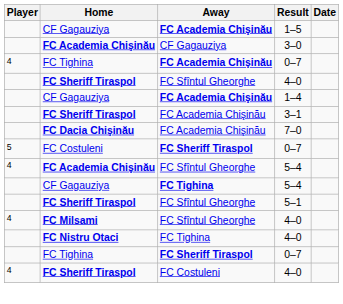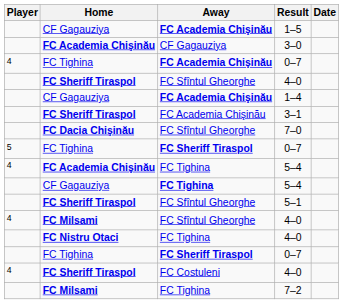(213, 131) FC Academia Chişinău -> (208, 131) FC Sfîntul Gheorghe
(73, 148) FC Costuleni -> (68, 148) FC Tighina
(208, 168) FC Sfîntul Gheorghe -> (185, 168) FC Tighina
+ row: (22, 291)
